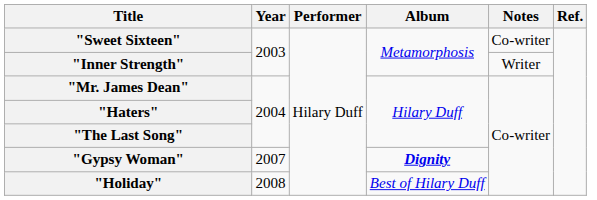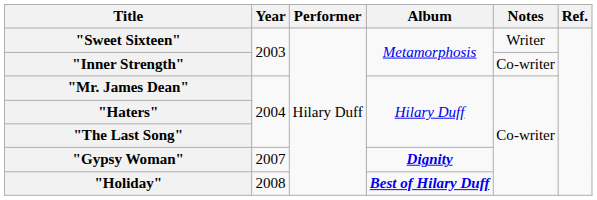(521, 40) Co-writer -> (526, 40) Writer
(521, 64) Writer -> (526, 64) Co-writer
(427, 183) normal -> (430, 183) bold
